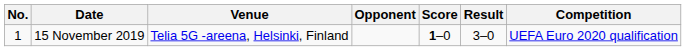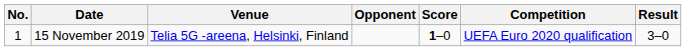columns swapped: (484, 14) <-> (594, 14)
